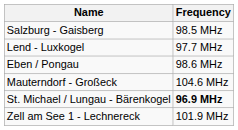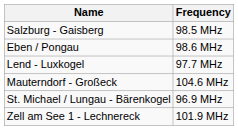rows swapped: (46, 47) <-> (43, 64)
(199, 99) bold -> (199, 99) normal
